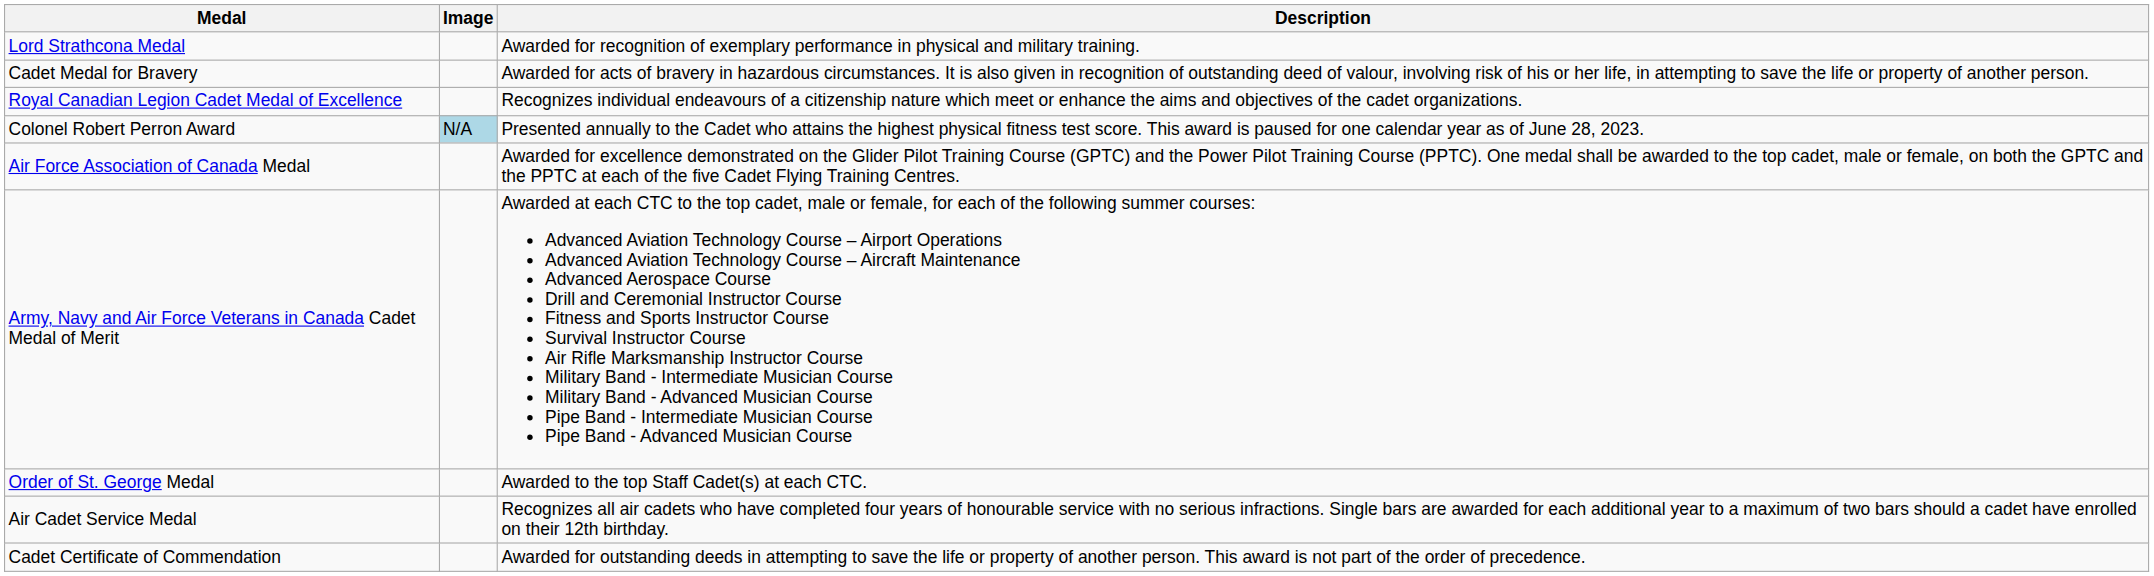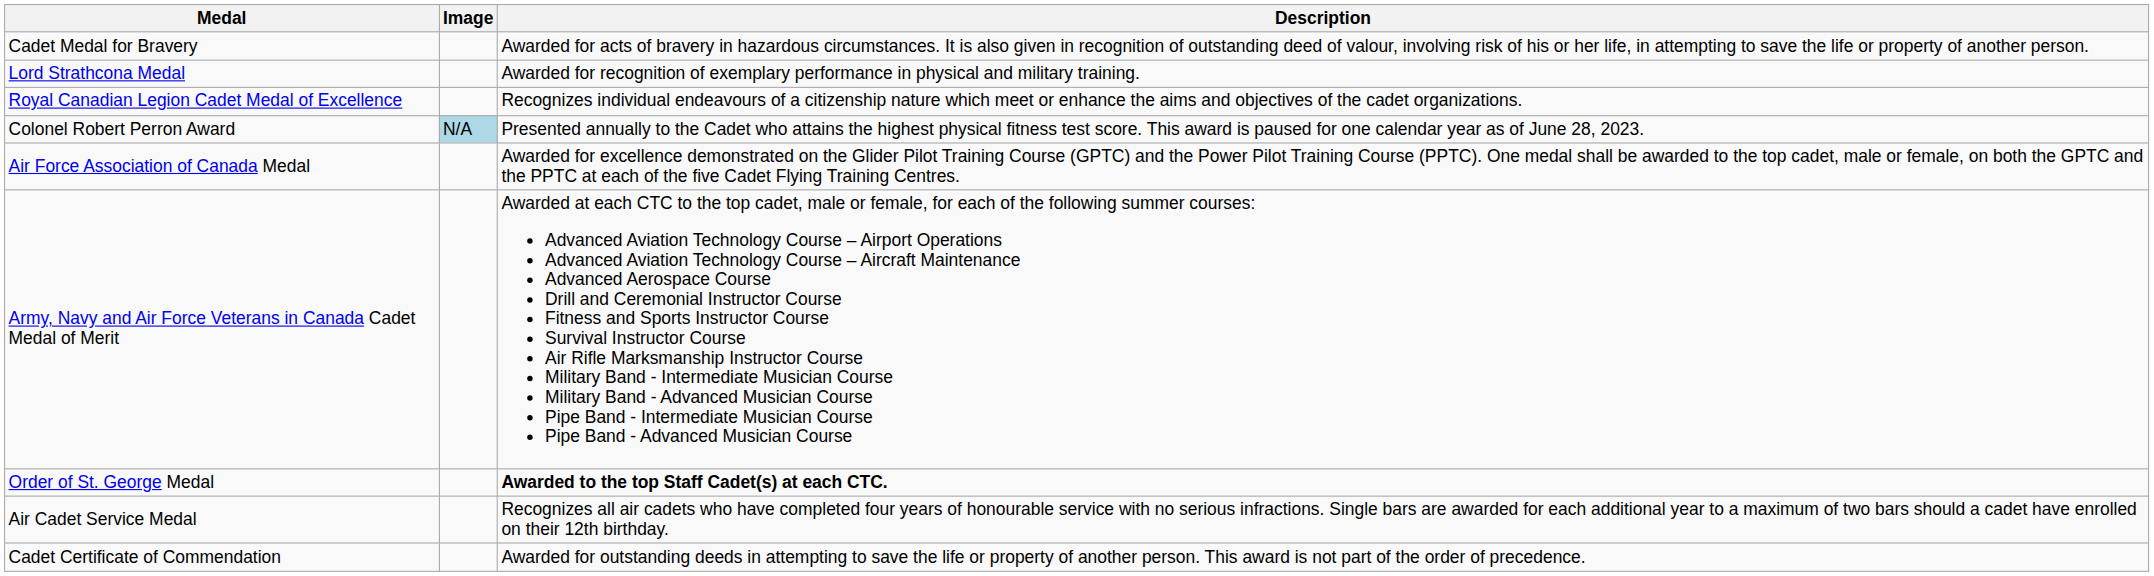rows swapped: (103, 73) <-> (97, 45)
(684, 482) normal -> (695, 482) bold
